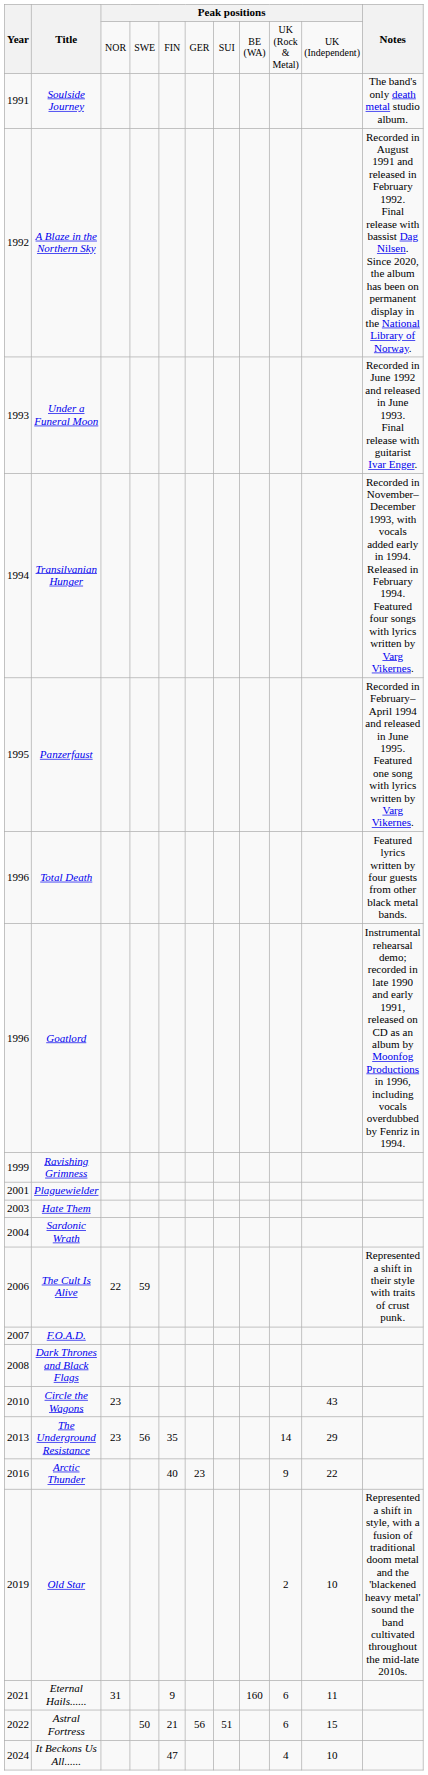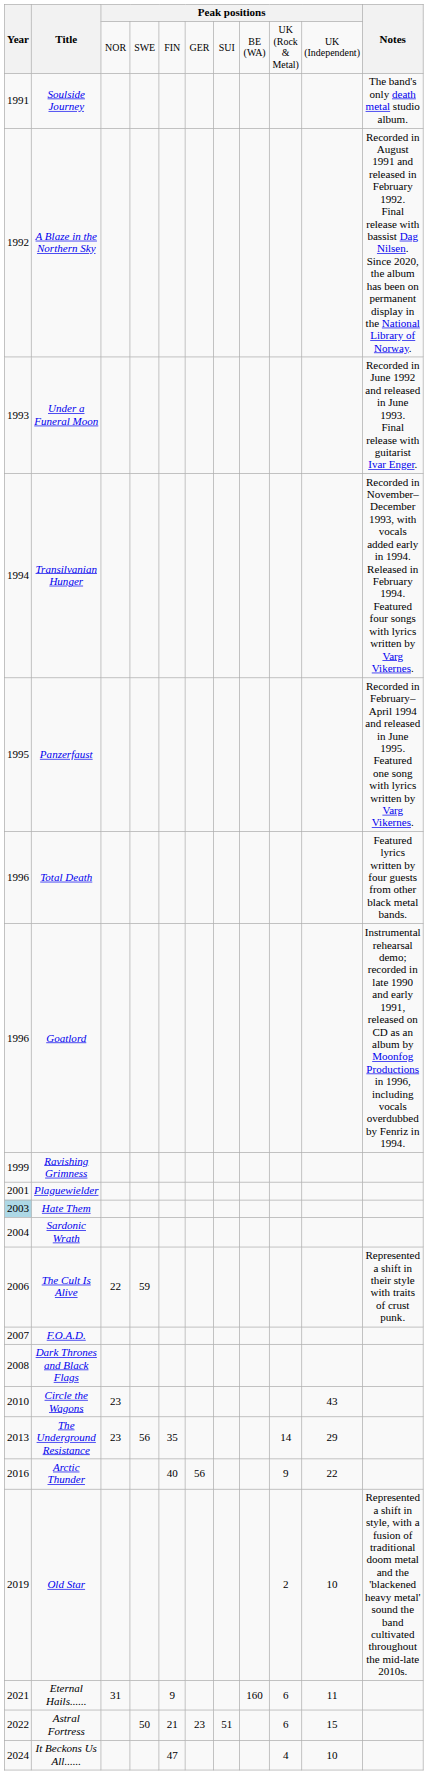(18, 1208) no background -> (18, 1208) lightblue background
(199, 1474) 23 -> (199, 1474) 56
(199, 1725) 56 -> (199, 1725) 23
